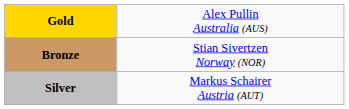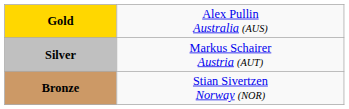rows swapped: (60, 87) <-> (60, 54)
